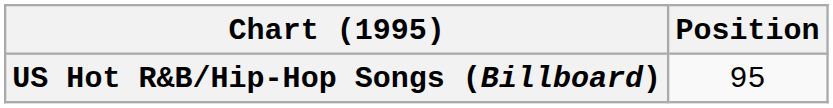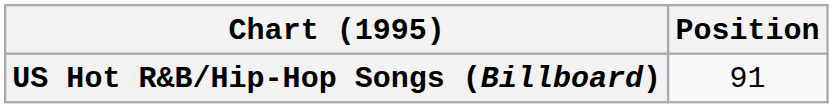(748, 79) 95 -> (748, 79) 91
